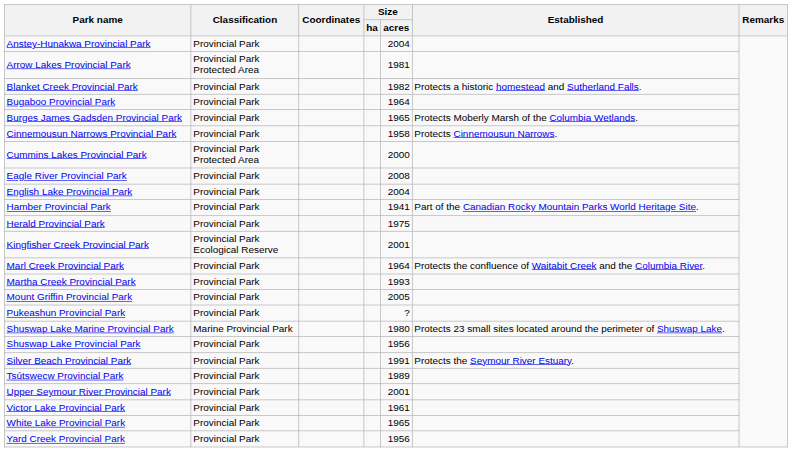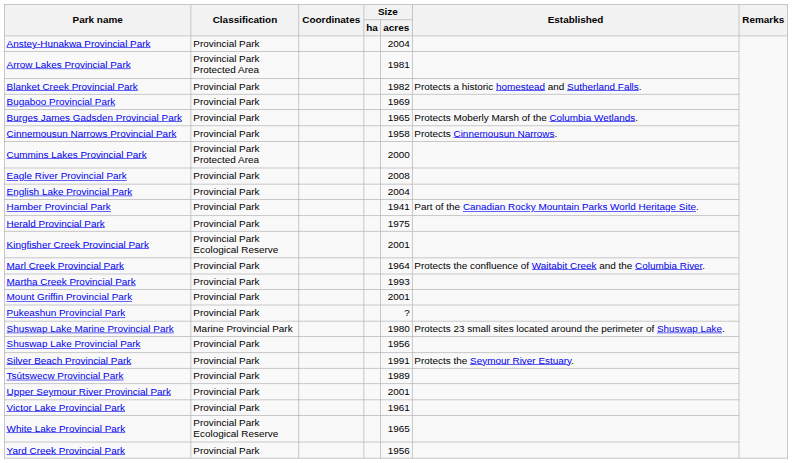(399, 102) 1964 -> (399, 102) 1969
(399, 297) 2005 -> (399, 297) 2001
(226, 423) Provincial Park -> (236, 429) Provincial Park Ecological Reserve
